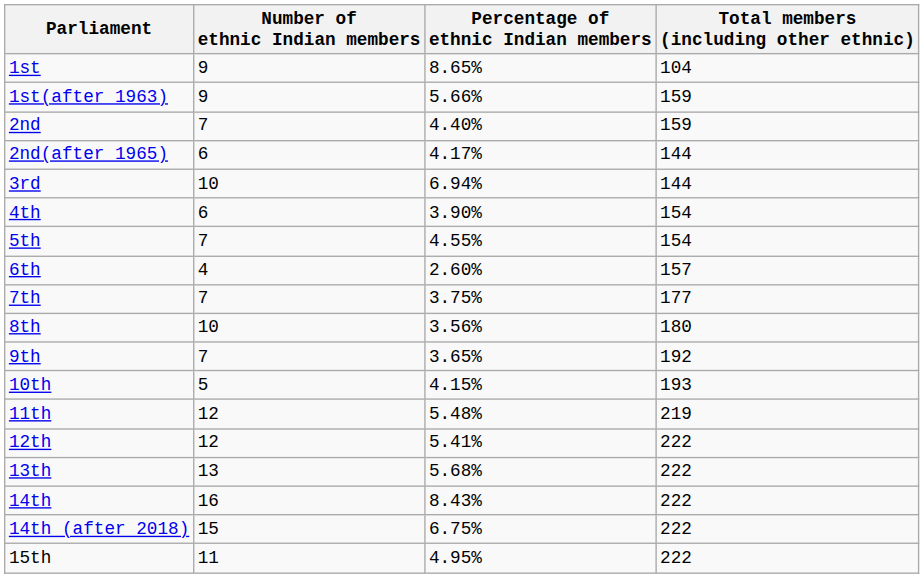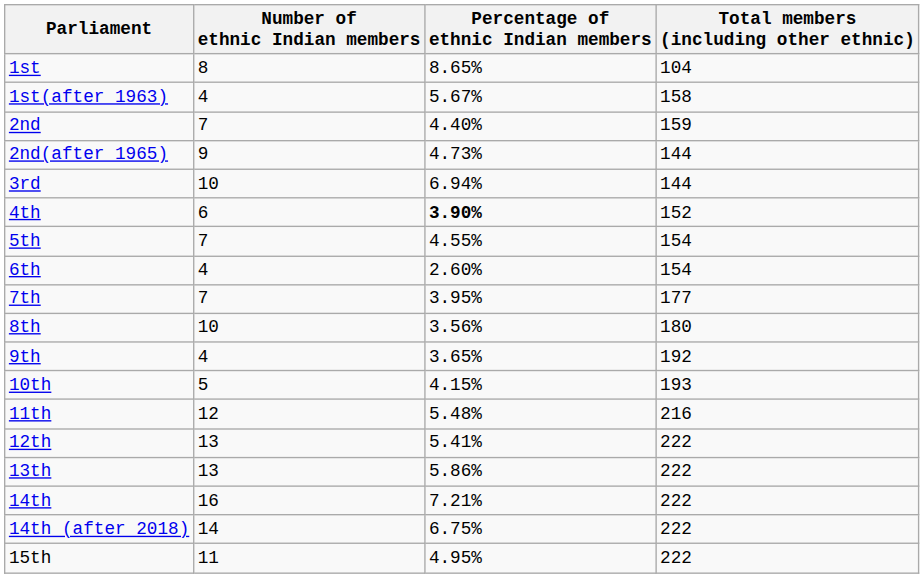(203, 68) 9 -> (203, 68) 8
(203, 97) 9 -> (203, 97) 4
(455, 97) 5.66% -> (455, 97) 5.67%
(676, 97) 159 -> (676, 97) 158
(203, 155) 6 -> (203, 155) 9
(455, 155) 4.17% -> (455, 155) 4.73%
(455, 212) normal -> (455, 212) bold
(676, 212) 154 -> (676, 212) 152
(676, 270) 157 -> (676, 270) 154
(455, 299) 3.75% -> (455, 299) 3.95%
(203, 356) 7 -> (203, 356) 4
(676, 414) 219 -> (676, 414) 216
(208, 443) 12 -> (208, 443) 13
(455, 472) 5.68% -> (455, 472) 5.86%
(455, 501) 8.43% -> (455, 501) 7.21%
(208, 529) 15 -> (208, 529) 14
